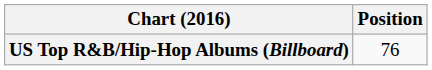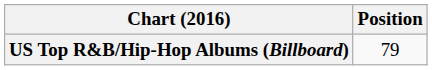(390, 49) 76 -> (390, 49) 79
